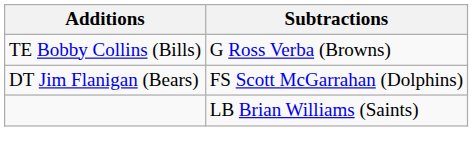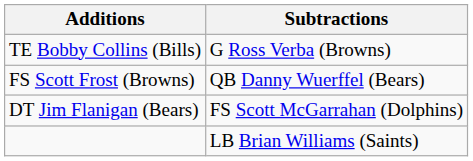+ row: (102, 79)
